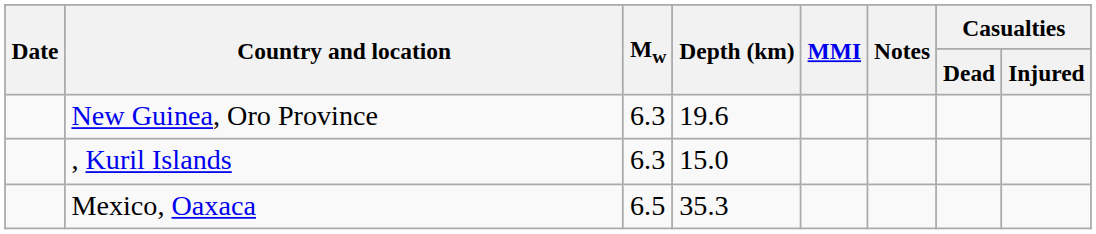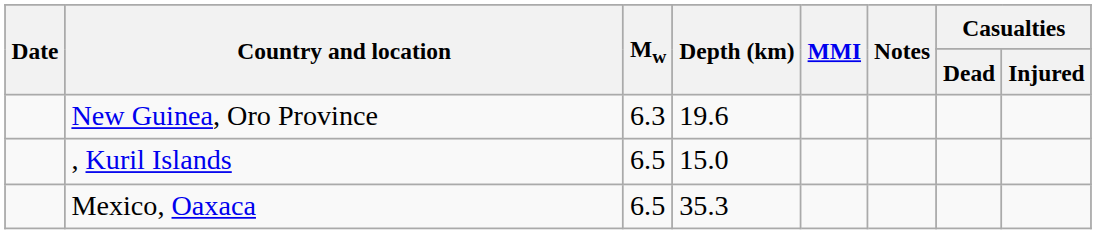(648, 160) 6.3 -> (648, 160) 6.5
